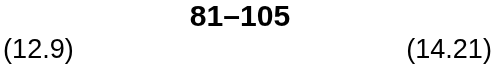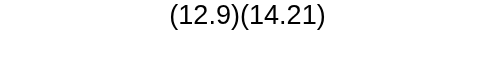- column: (240, 16)
